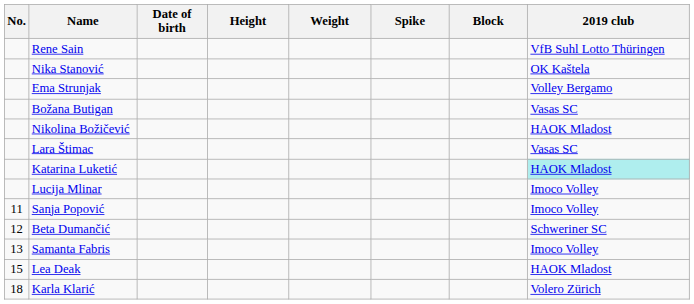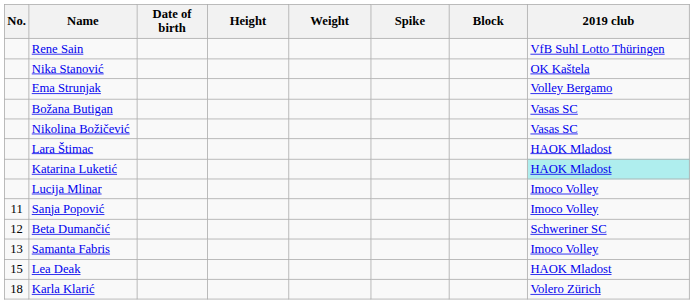(571, 128) HAOK Mladost -> (554, 128) Vasas SC
(554, 149) Vasas SC -> (571, 149) HAOK Mladost
